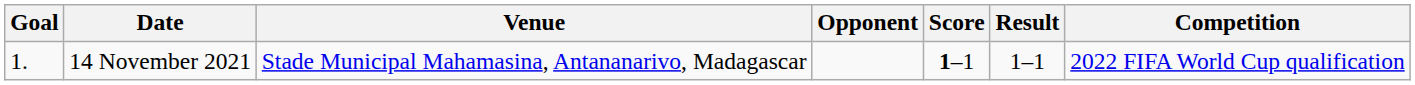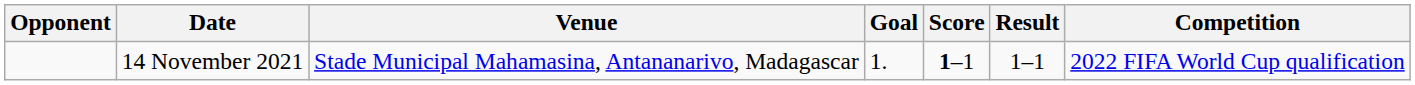columns swapped: (34, 23) <-> (868, 23)
